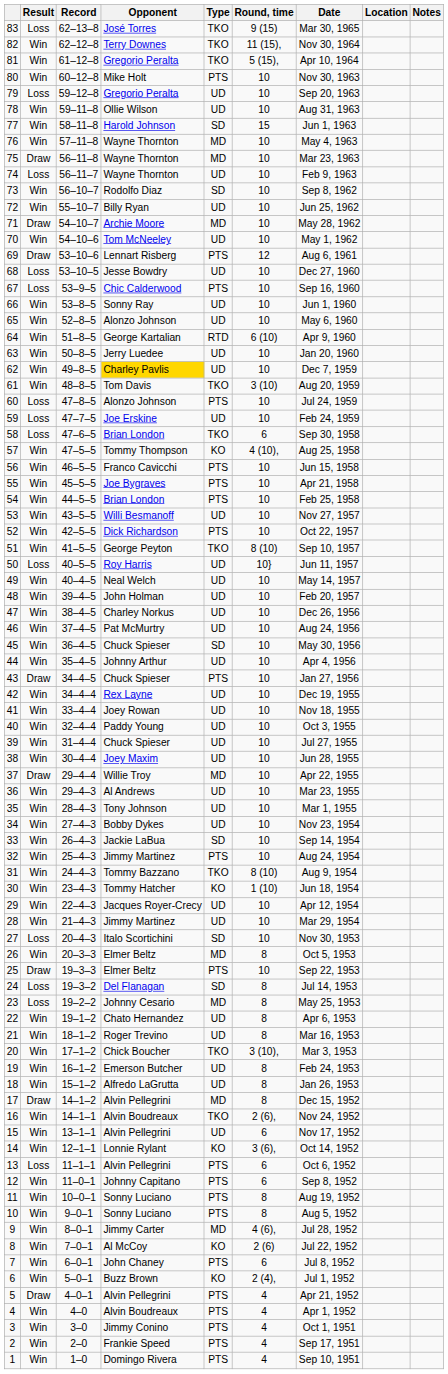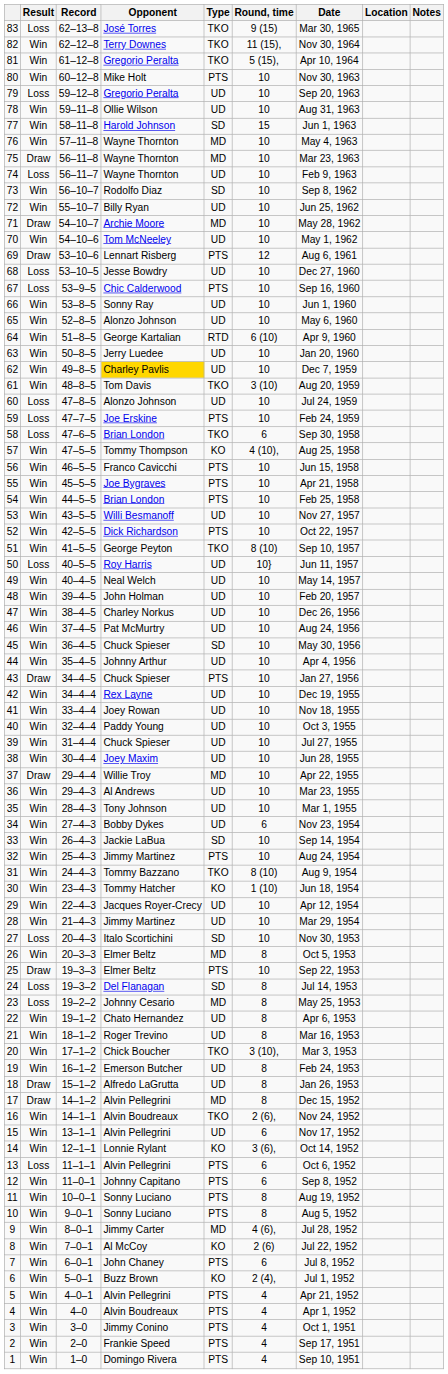(218, 402) PTS -> (218, 402) UD
(218, 418) UD -> (218, 418) PTS
(264, 824) 10 -> (264, 824) 6
(38, 1084) Win -> (38, 1084) Draw
(38, 1295) Draw -> (38, 1295) Win
